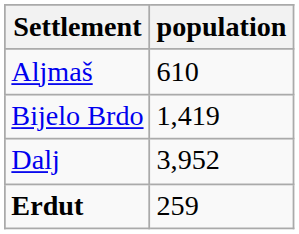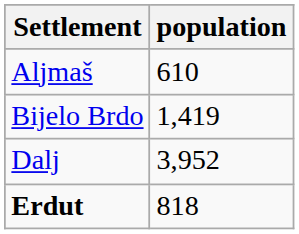(178, 205) 259 -> (178, 205) 818
